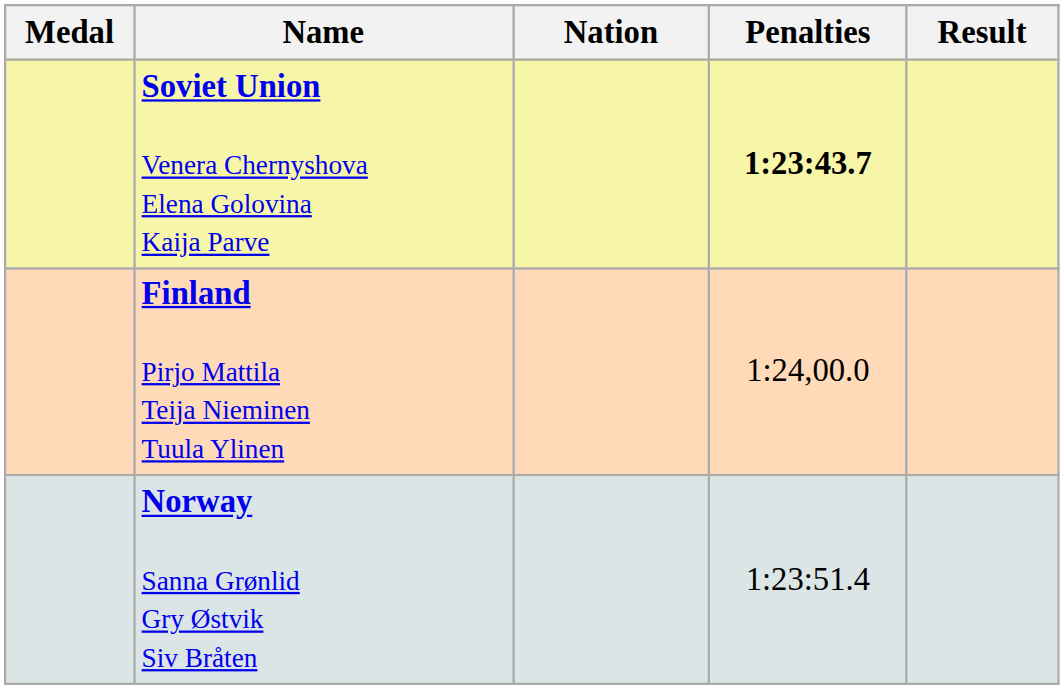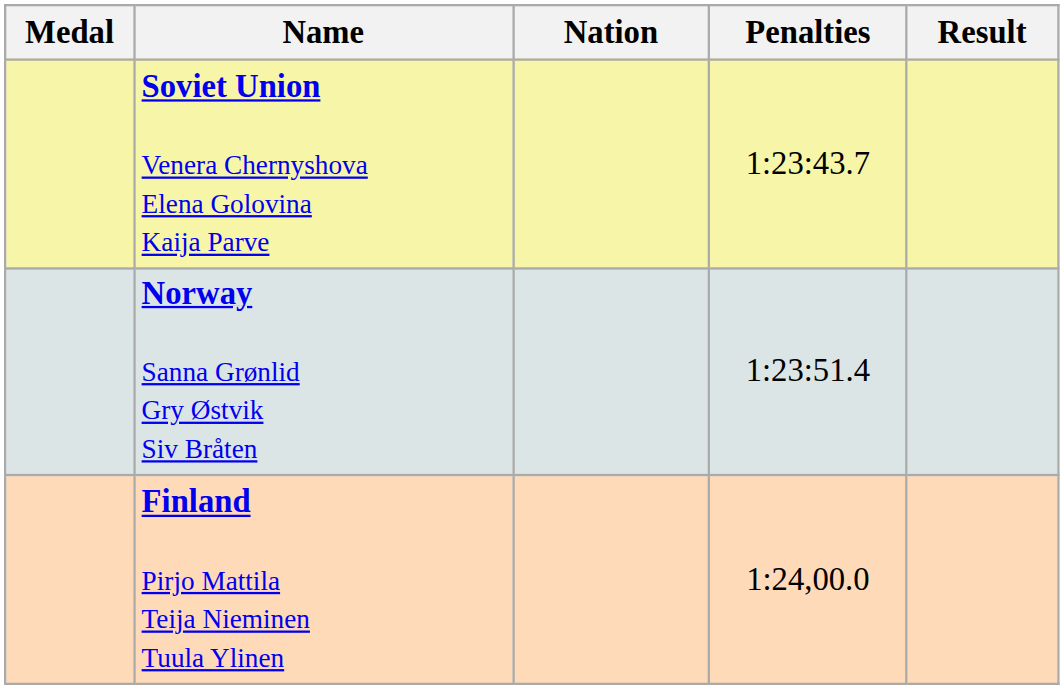(808, 162) bold -> (808, 162) normal
rows swapped: (221, 579) <-> (226, 371)
